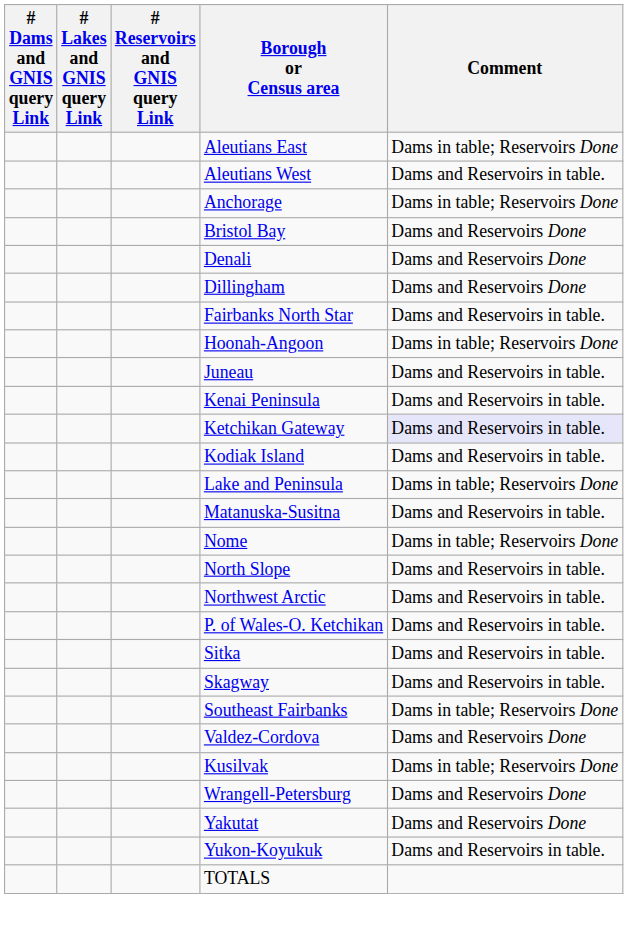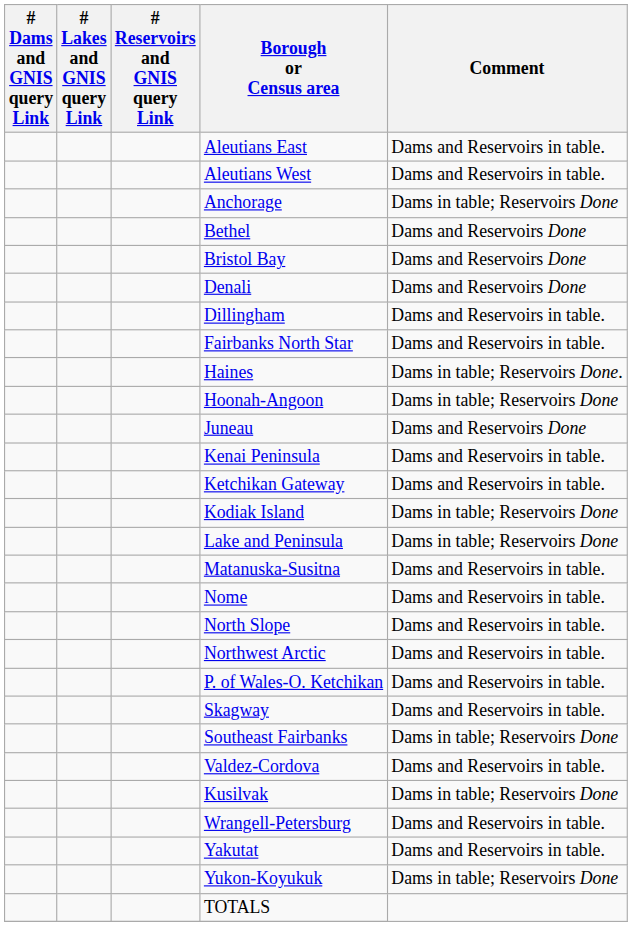(505, 146) Dams in table; Reservoirs Done -> (498, 146) Dams and Reservoirs in table.
+ row: (227, 231)
(489, 287) Dams and Reservoirs Done -> (498, 315) Dams and Reservoirs in table.
+ row: (229, 371)
(498, 371) Dams and Reservoirs in table. -> (489, 428) Dams and Reservoirs Done
(498, 428) lavender background -> (498, 484) no background
(498, 456) Dams and Reservoirs in table. -> (505, 512) Dams in table; Reservoirs Done
(505, 540) Dams in table; Reservoirs Done -> (498, 597) Dams and Reservoirs in table.
- row: (222, 653)
(489, 738) Dams and Reservoirs Done -> (498, 766) Dams and Reservoirs in table.
(489, 794) Dams and Reservoirs Done -> (498, 822) Dams and Reservoirs in table.
(489, 822) Dams and Reservoirs Done -> (498, 850) Dams and Reservoirs in table.
(498, 850) Dams and Reservoirs in table. -> (505, 878) Dams in table; Reservoirs Done
